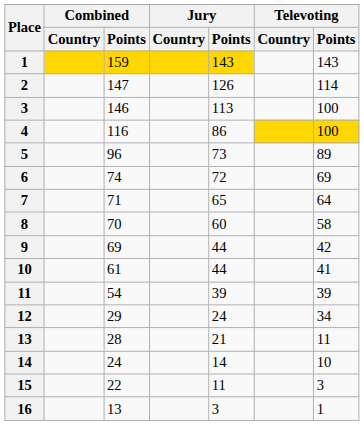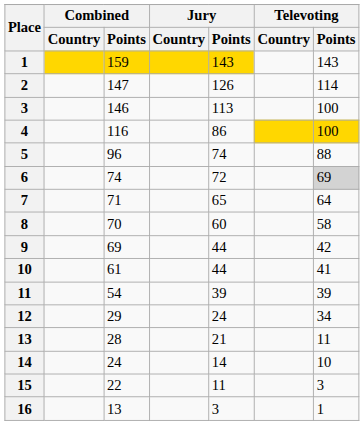(219, 154) 73 -> (219, 154) 74
(324, 154) 89 -> (324, 154) 88
(324, 177) no background -> (324, 177) lightgrey background
